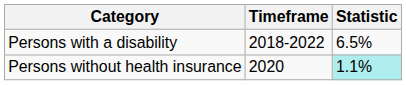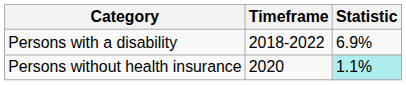(354, 42) 6.5% -> (354, 42) 6.9%
